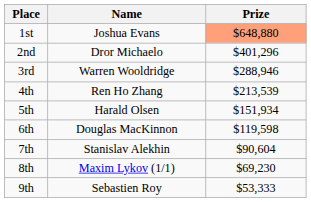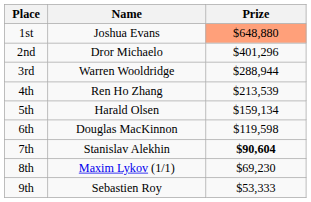(256, 71) $288,946 -> (256, 71) $288,944
(256, 110) $151,934 -> (256, 110) $159,134
(256, 149) normal -> (256, 149) bold
